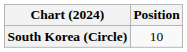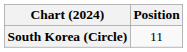(157, 36) 10 -> (157, 36) 11
